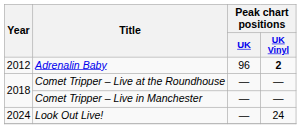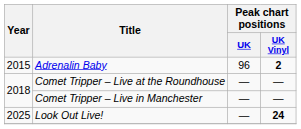(19, 65) 2012 -> (19, 65) 2015
(19, 115) 2024 -> (19, 115) 2025
(278, 115) normal -> (278, 115) bold
